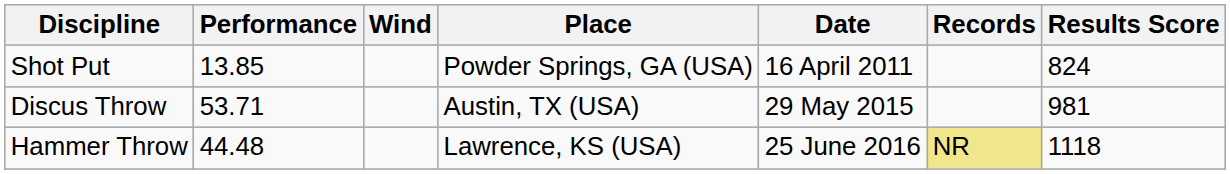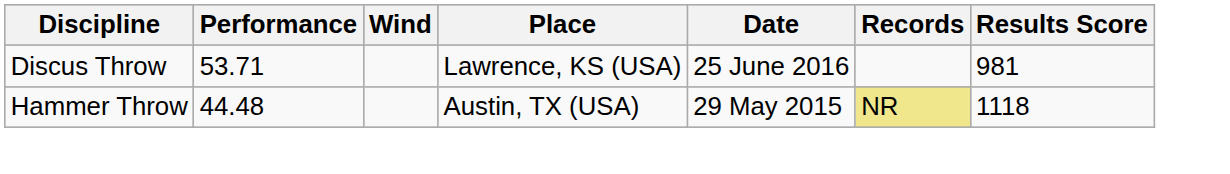- row: (60, 65)
(541, 106) Austin, TX (USA) -> (562, 65) Lawrence, KS (USA)
(839, 106) 29 May 2015 -> (771, 65) 25 June 2016
(562, 147) Lawrence, KS (USA) -> (541, 106) Austin, TX (USA)
(843, 147) 25 June 2016 -> (768, 106) 29 May 2015
